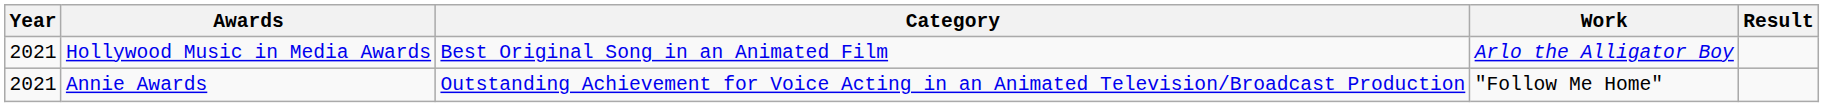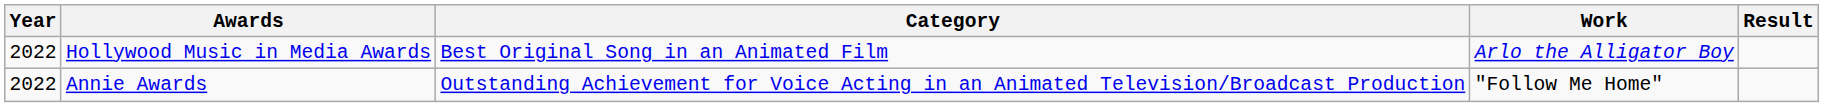(33, 53) 2021 -> (33, 53) 2022
(33, 85) 2021 -> (33, 85) 2022
